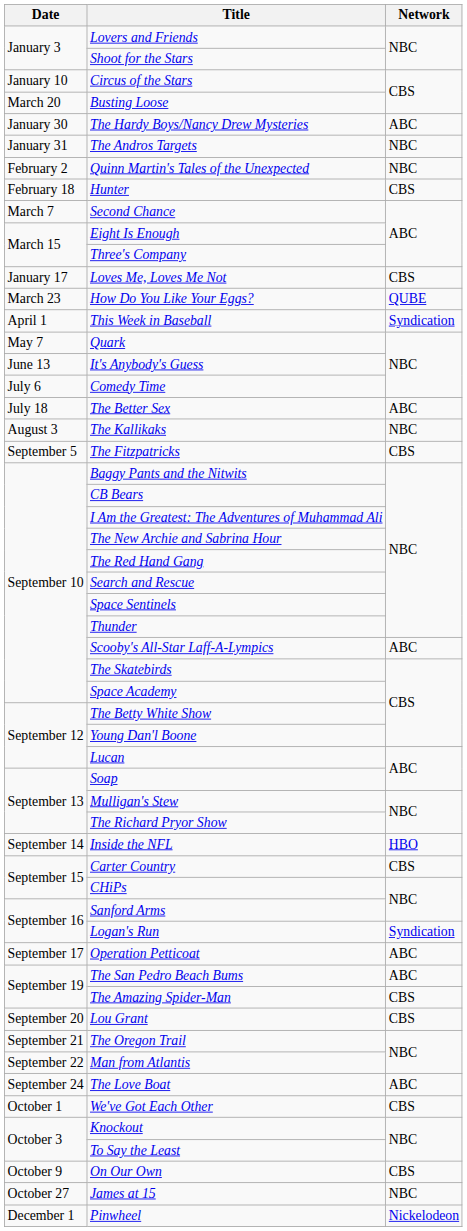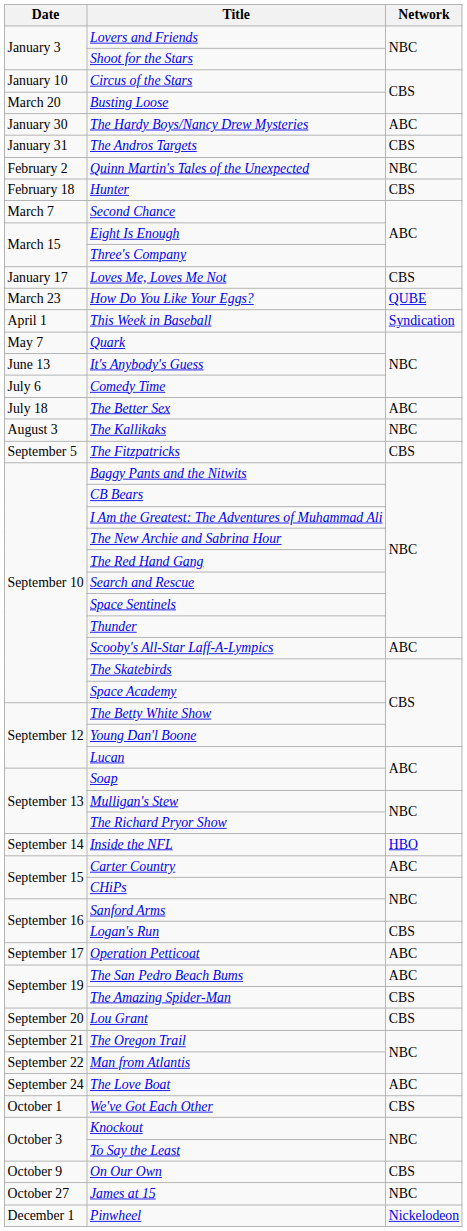(403, 146) NBC -> (402, 146) CBS
(402, 866) CBS -> (403, 866) ABC
(422, 931) Syndication -> (402, 931) CBS
